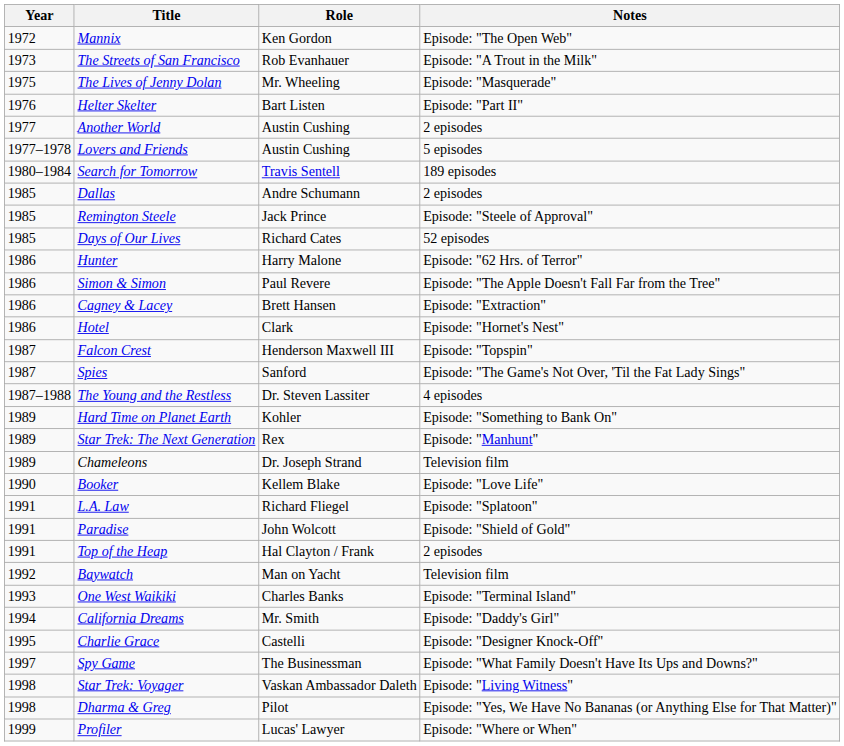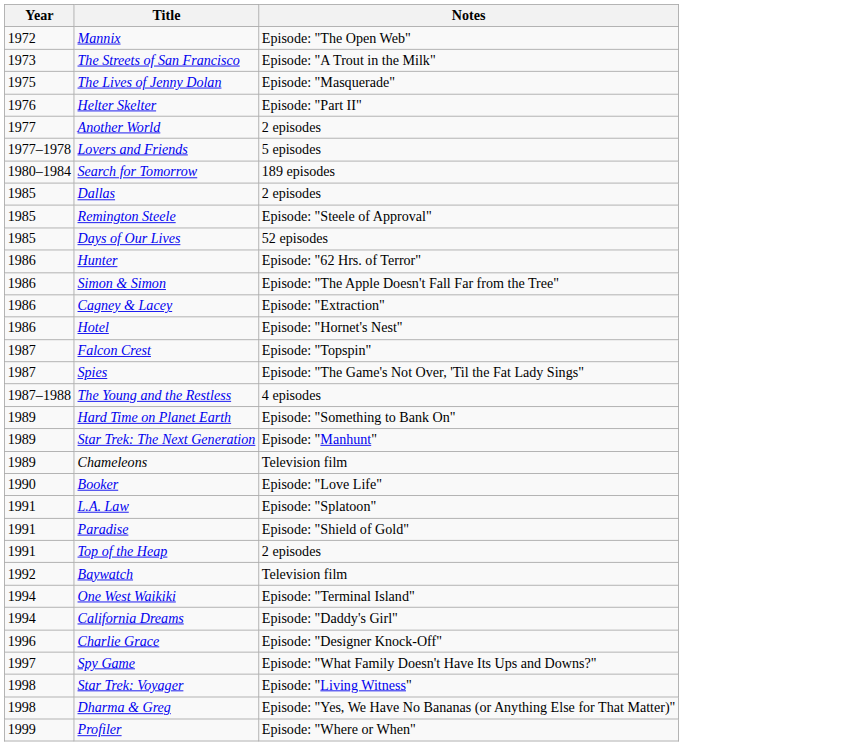- column: (339, 15)
(22, 596) 1993 -> (22, 596) 1994
(22, 640) 1995 -> (22, 640) 1996
